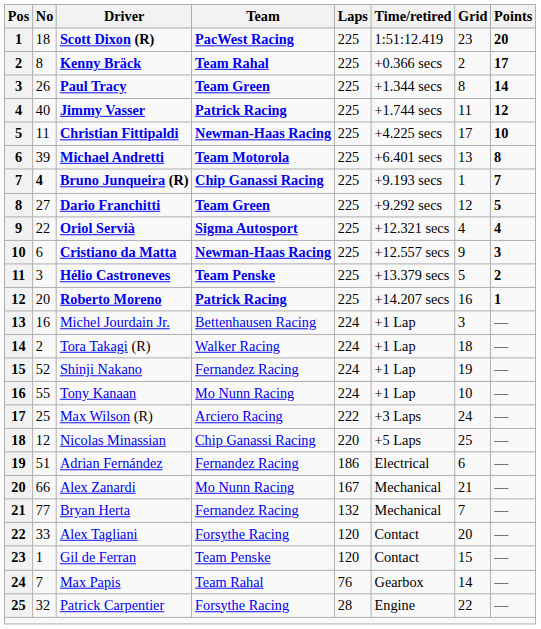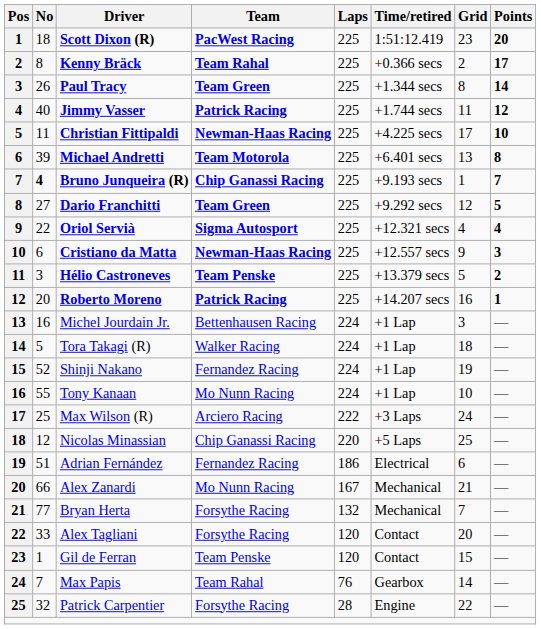(39, 346) 2 -> (39, 346) 5
(247, 511) Fernandez Racing -> (242, 511) Forsythe Racing
